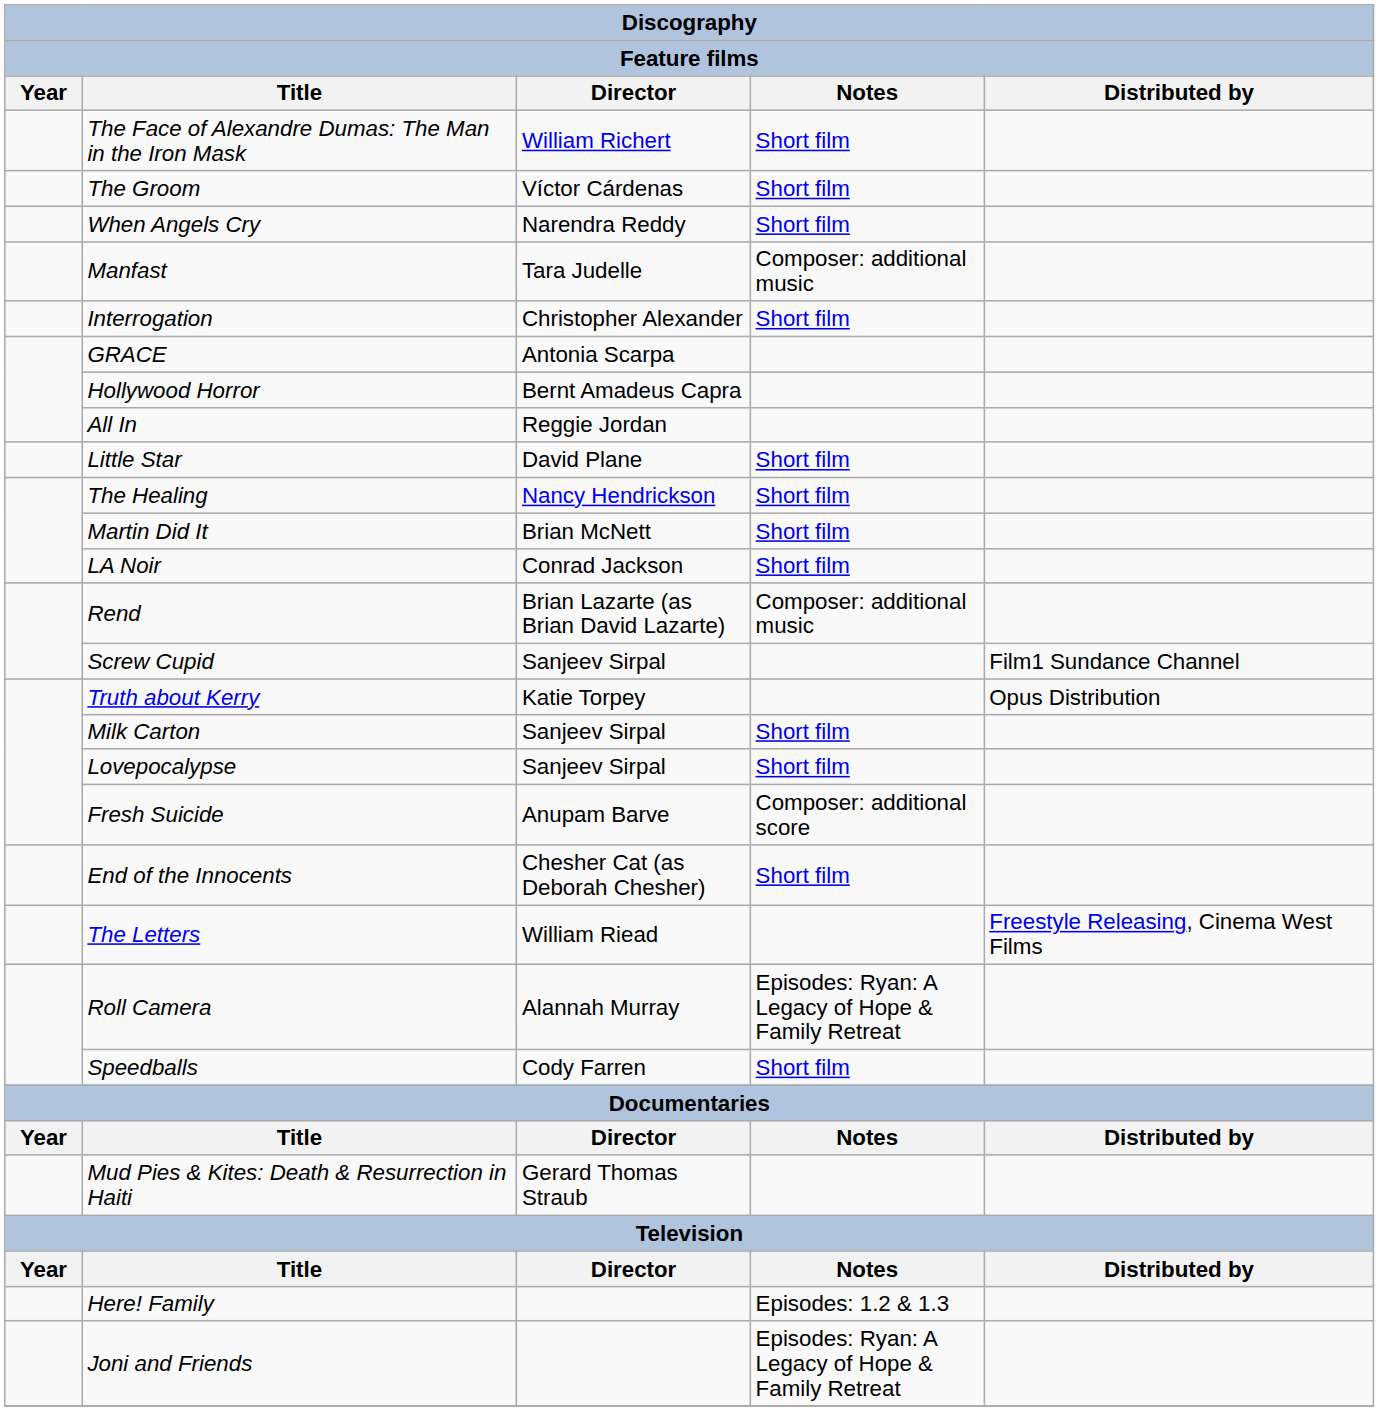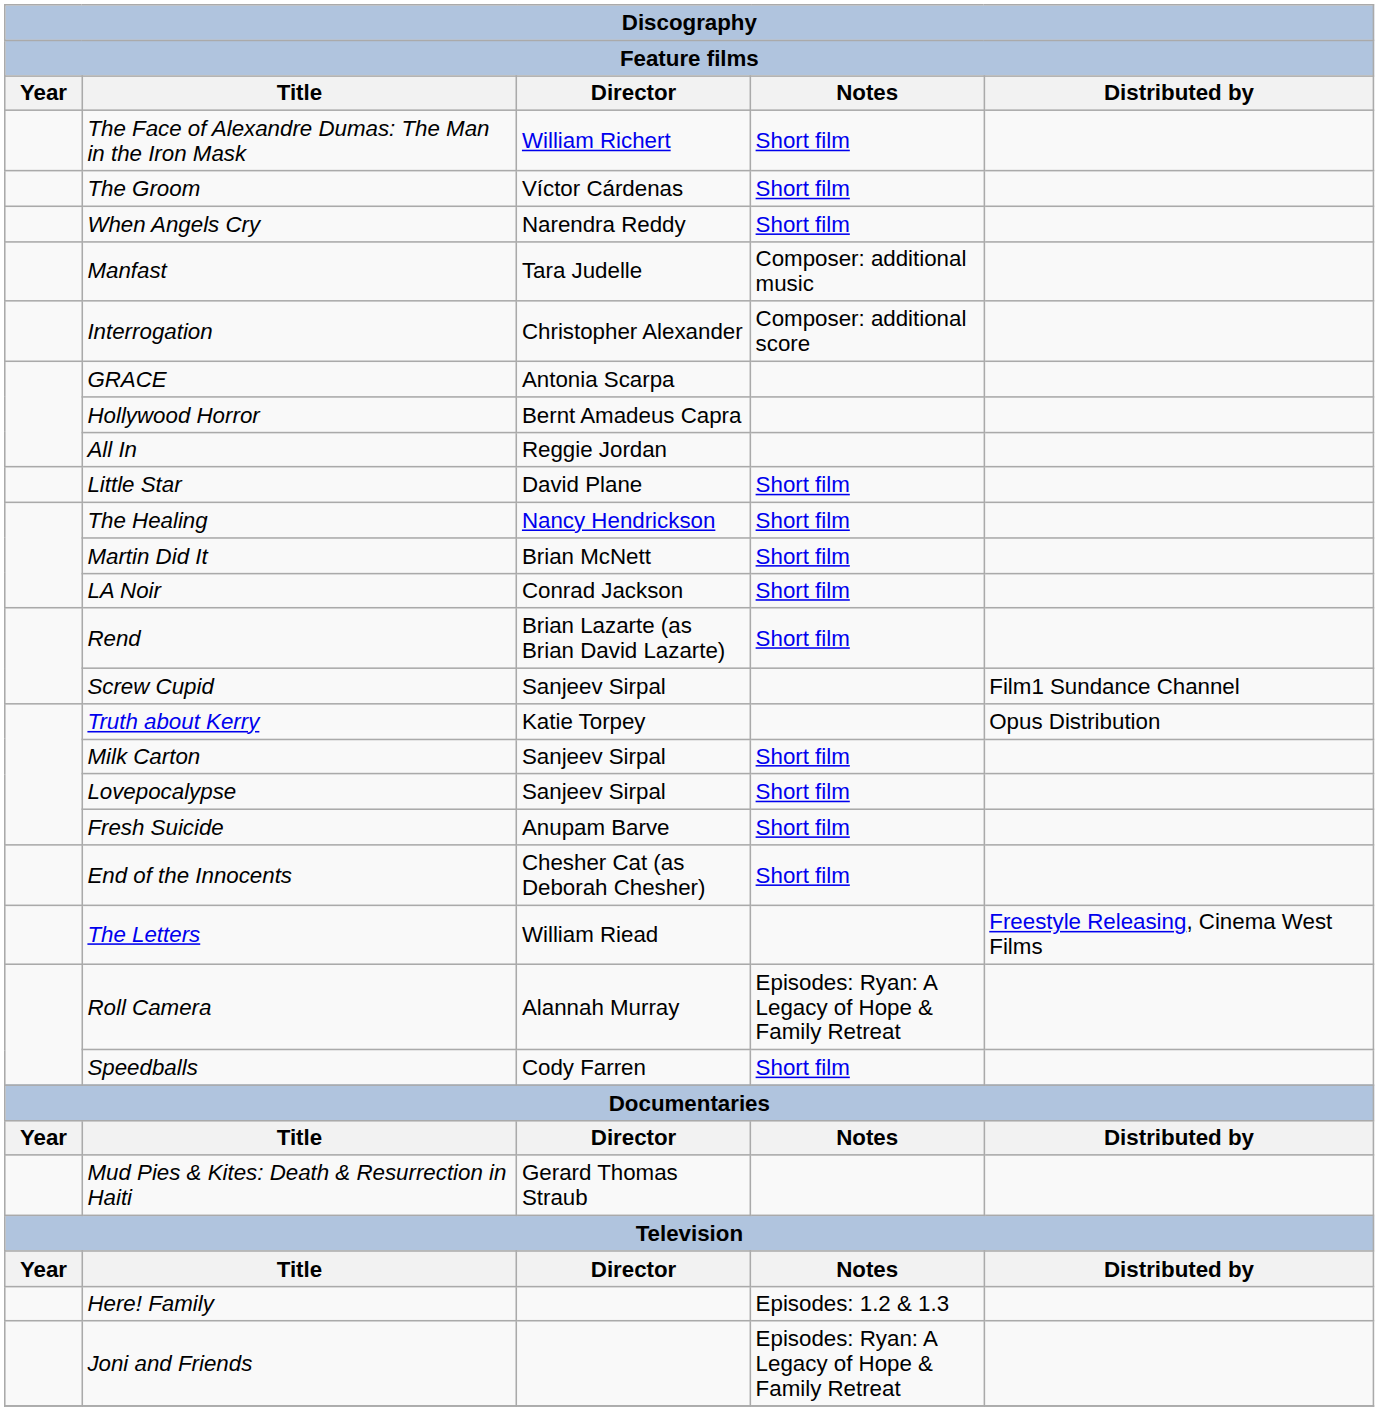(803, 319) Short film -> (861, 332) Composer: additional score
(861, 614) Composer: additional music -> (803, 639) Short film
(861, 815) Composer: additional score -> (803, 827) Short film
